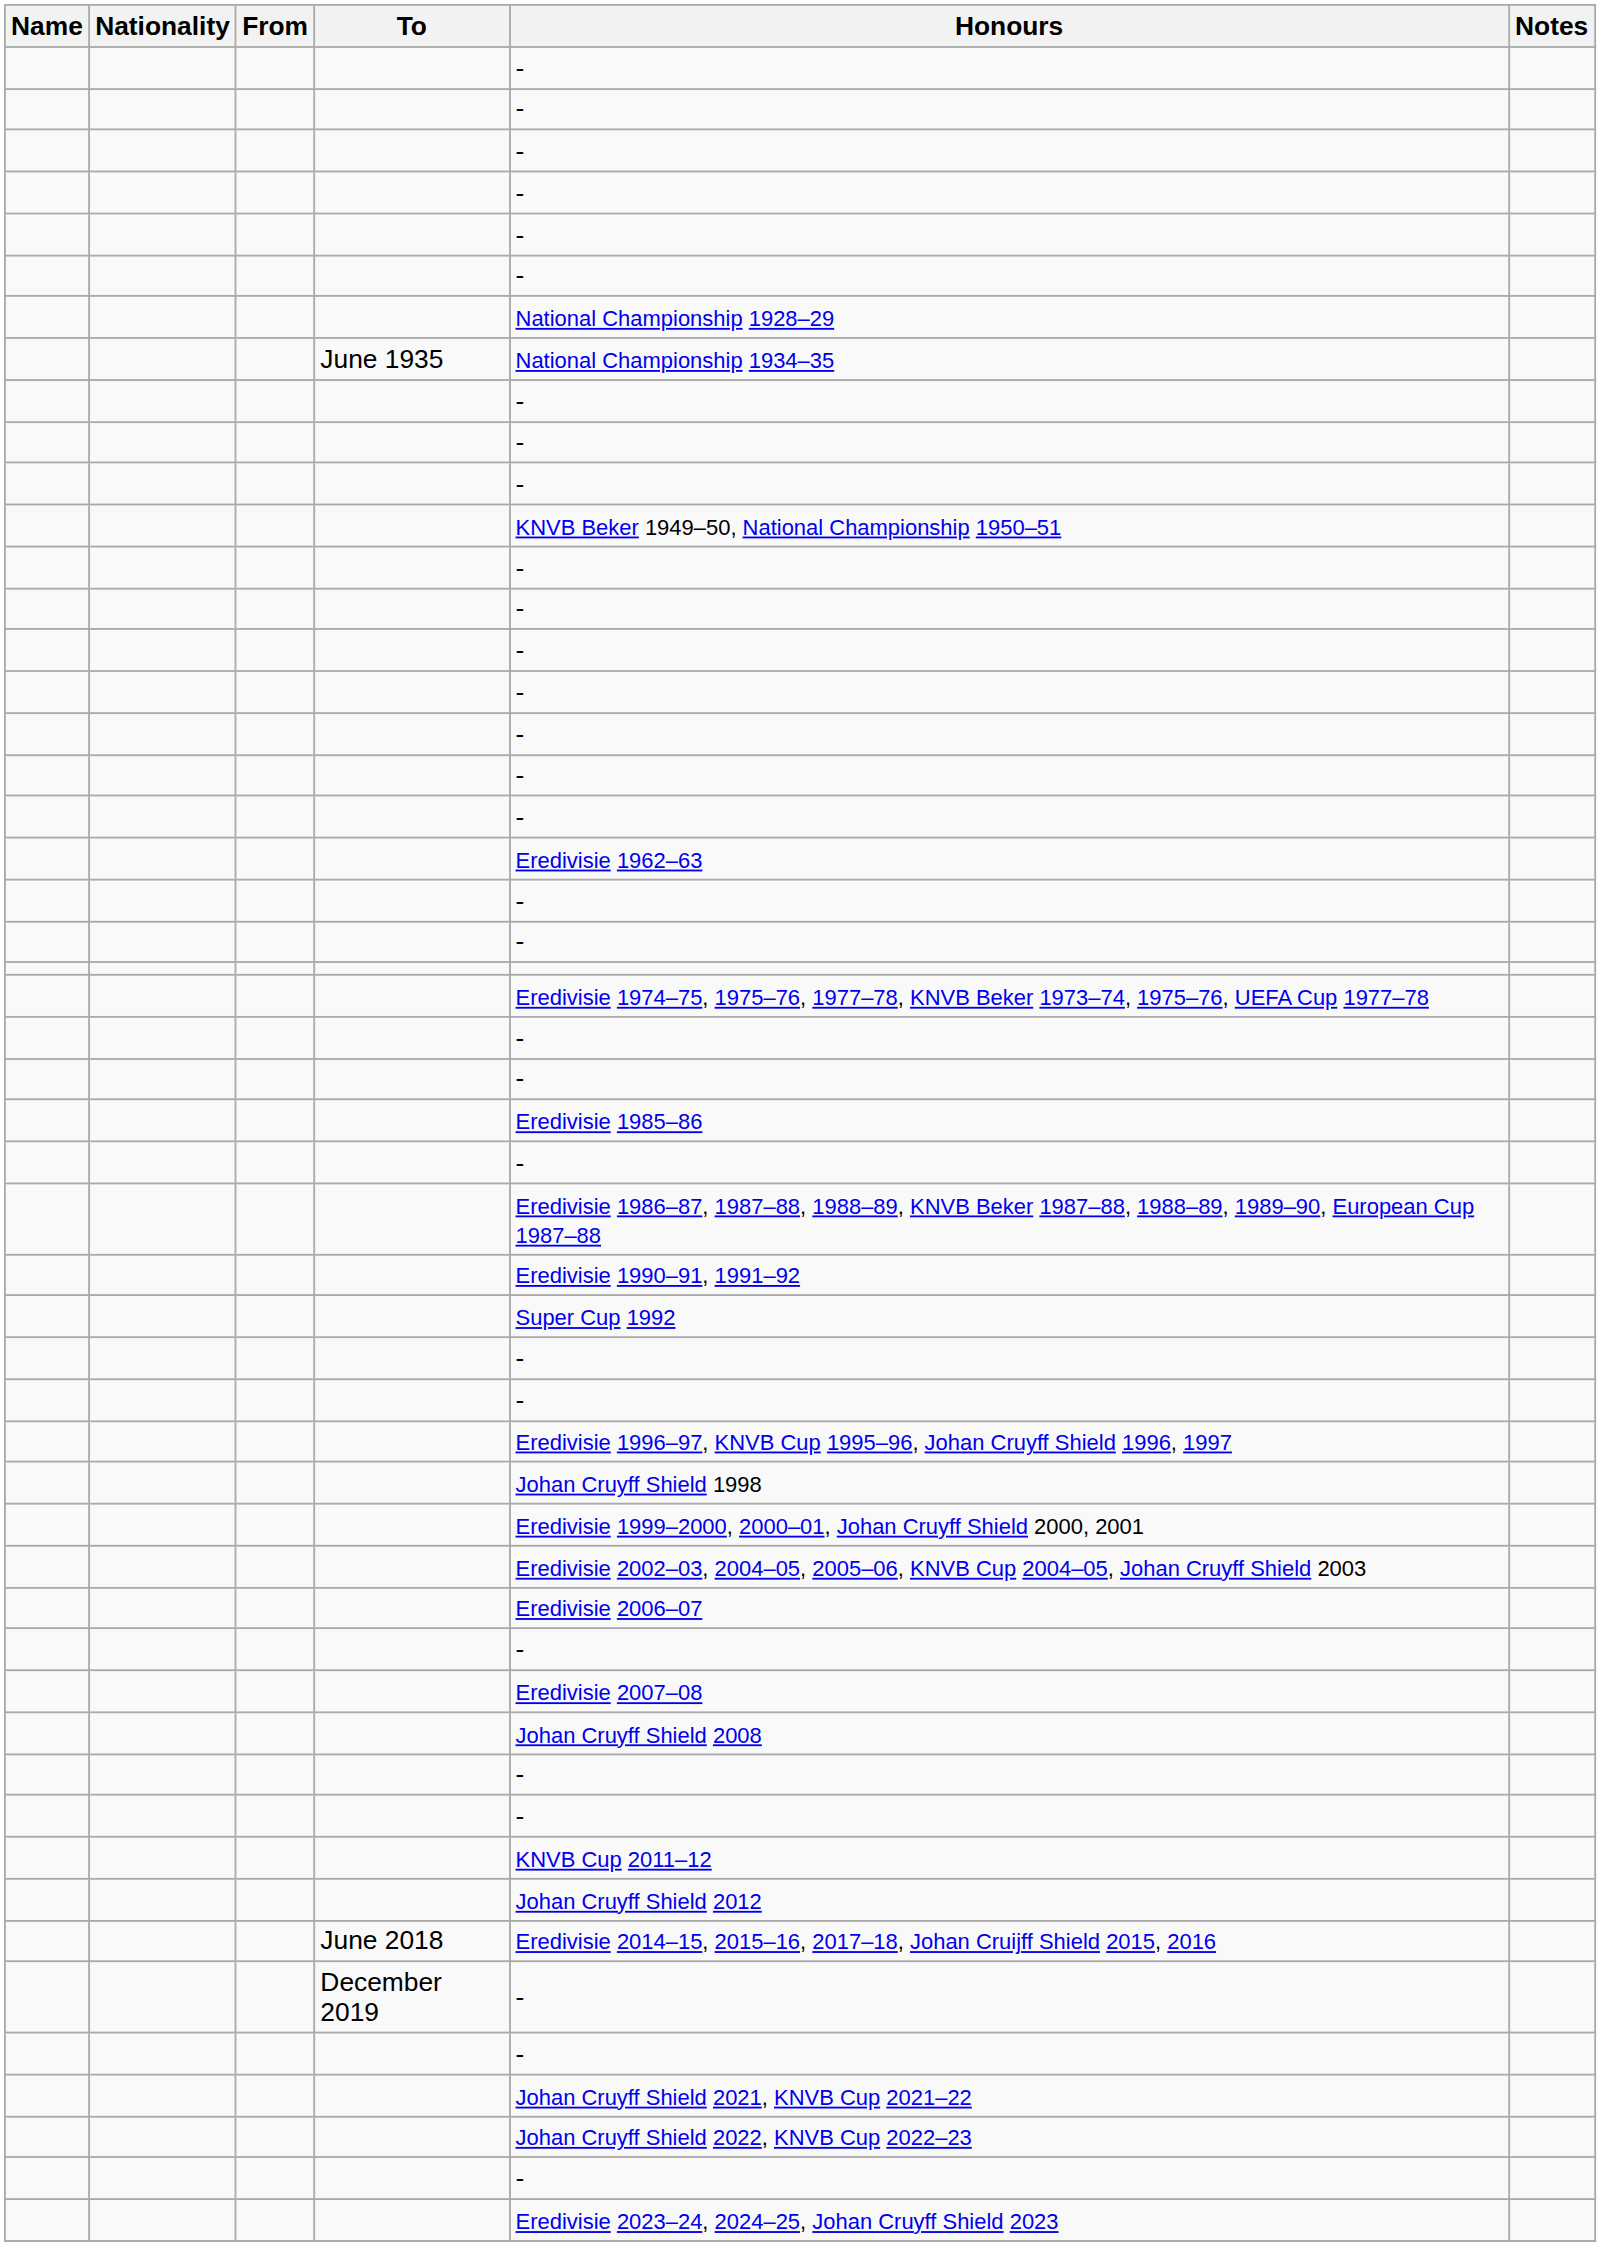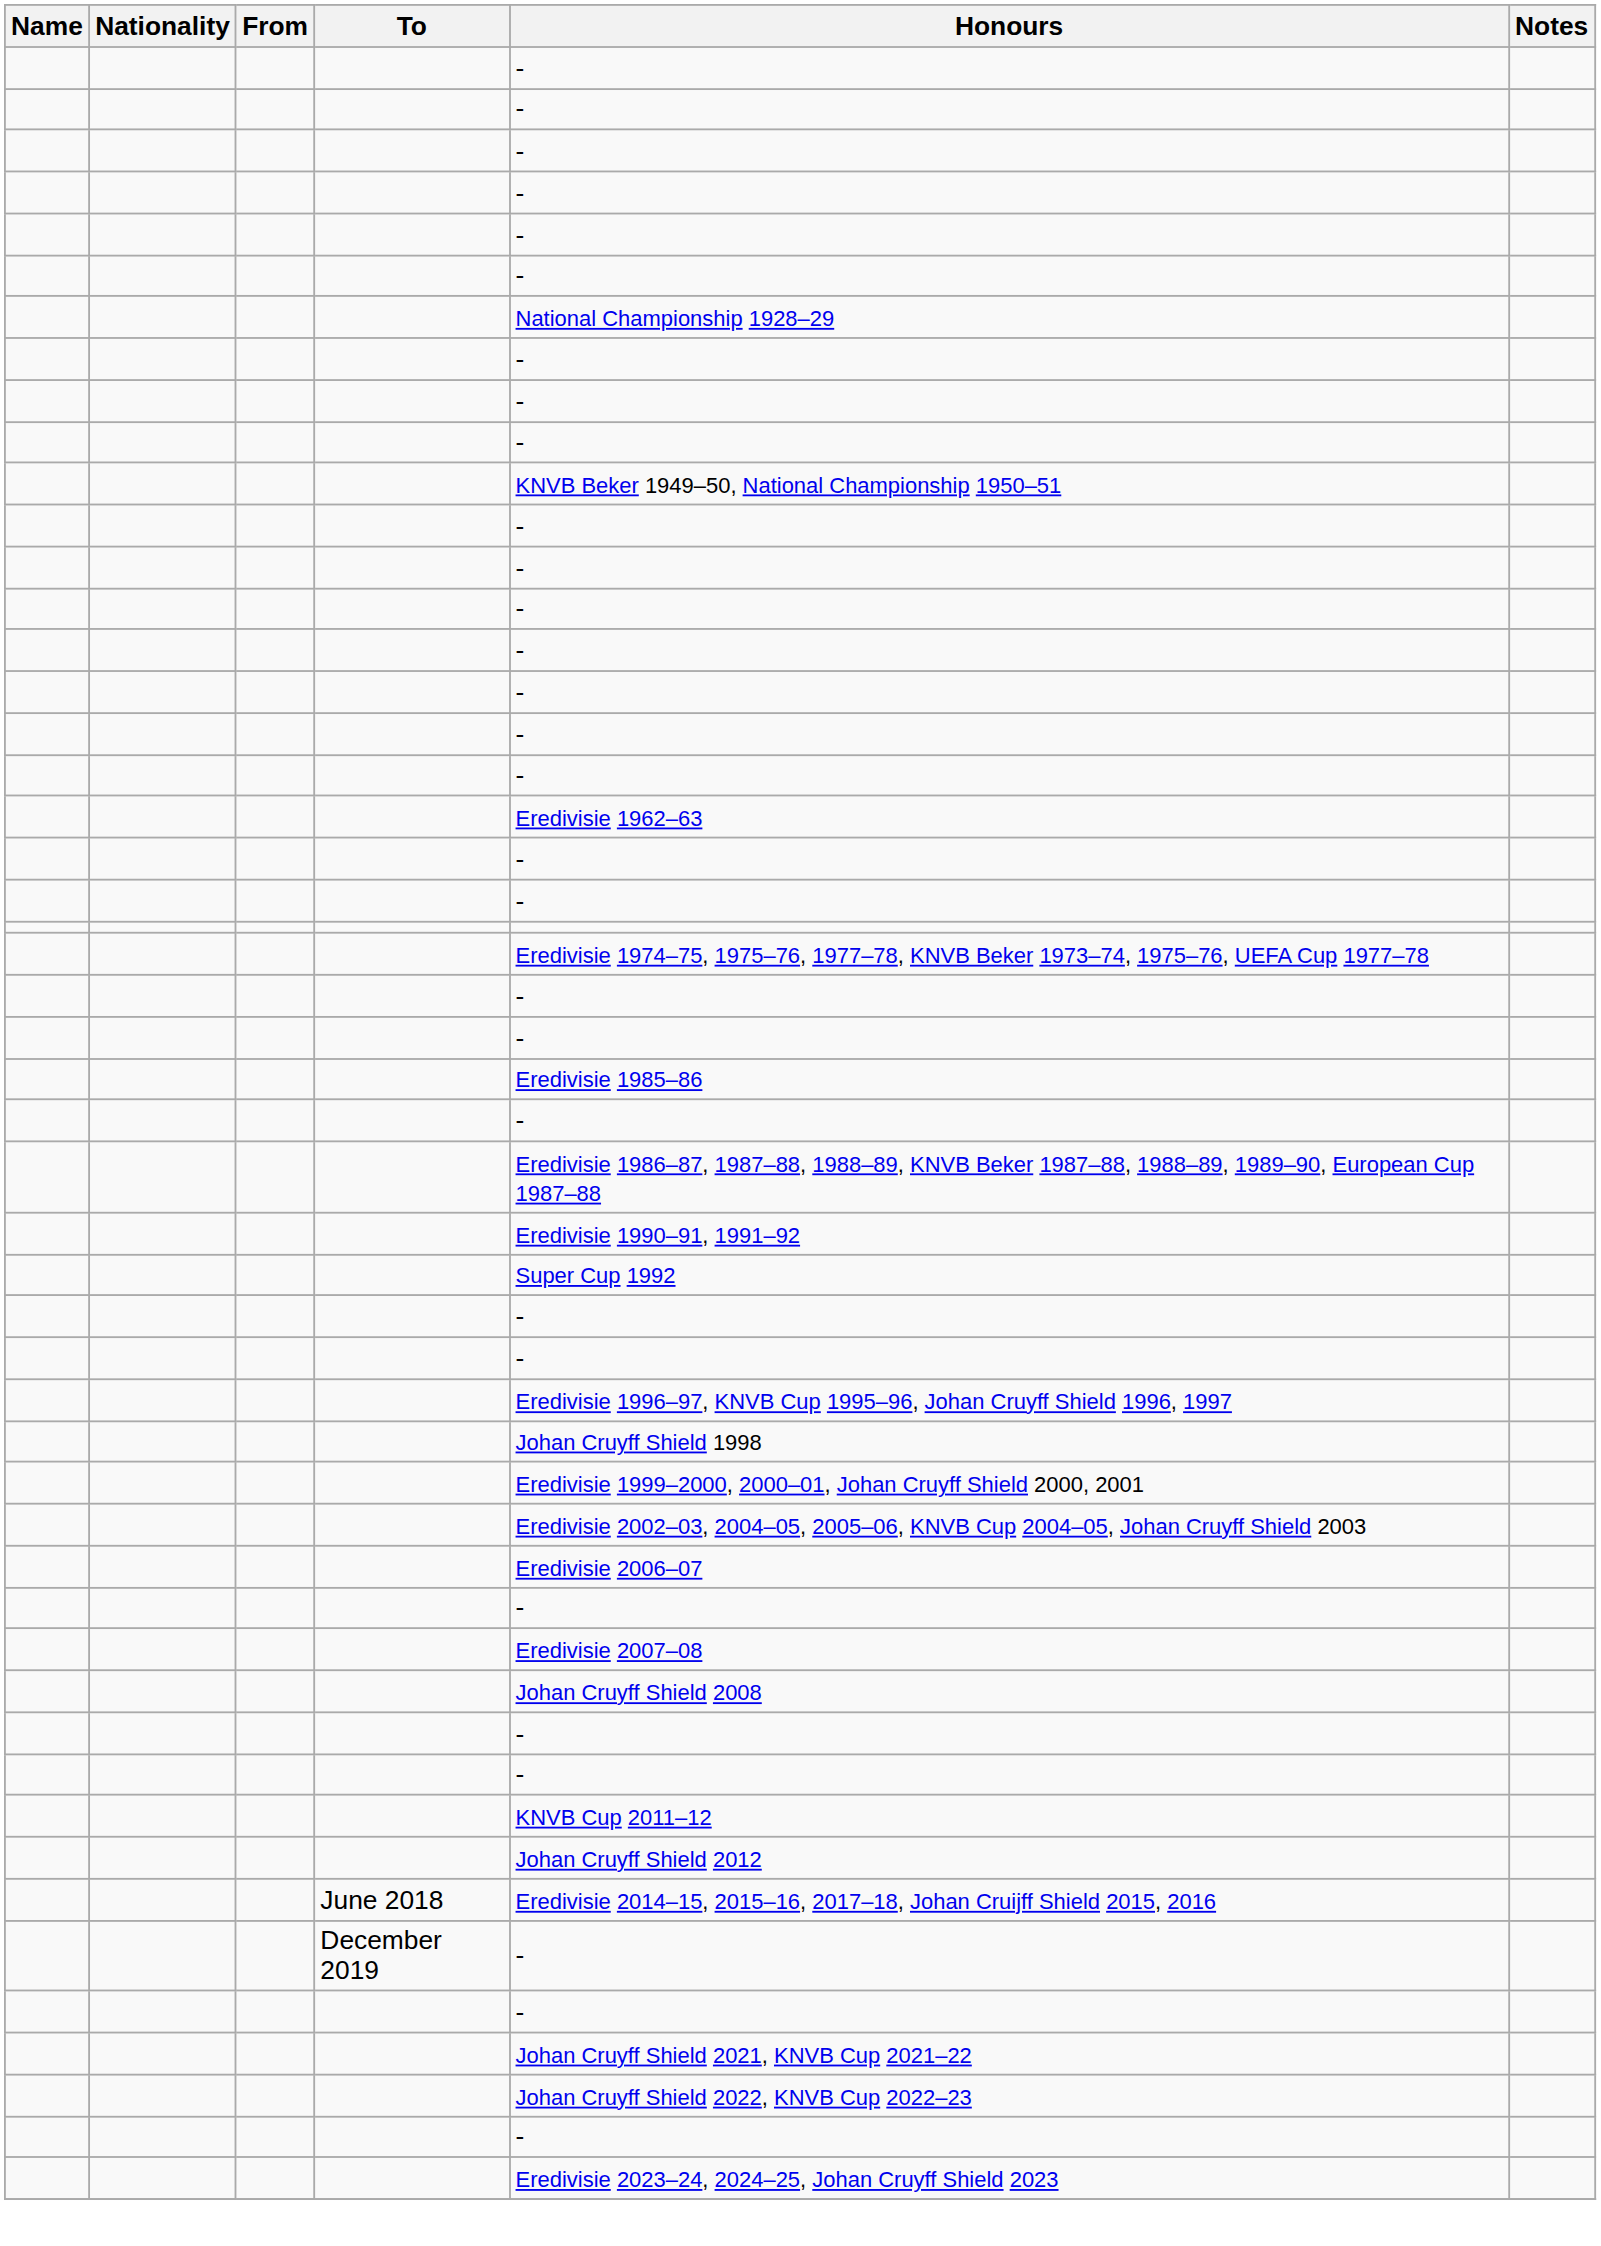- row: (47, 359)
